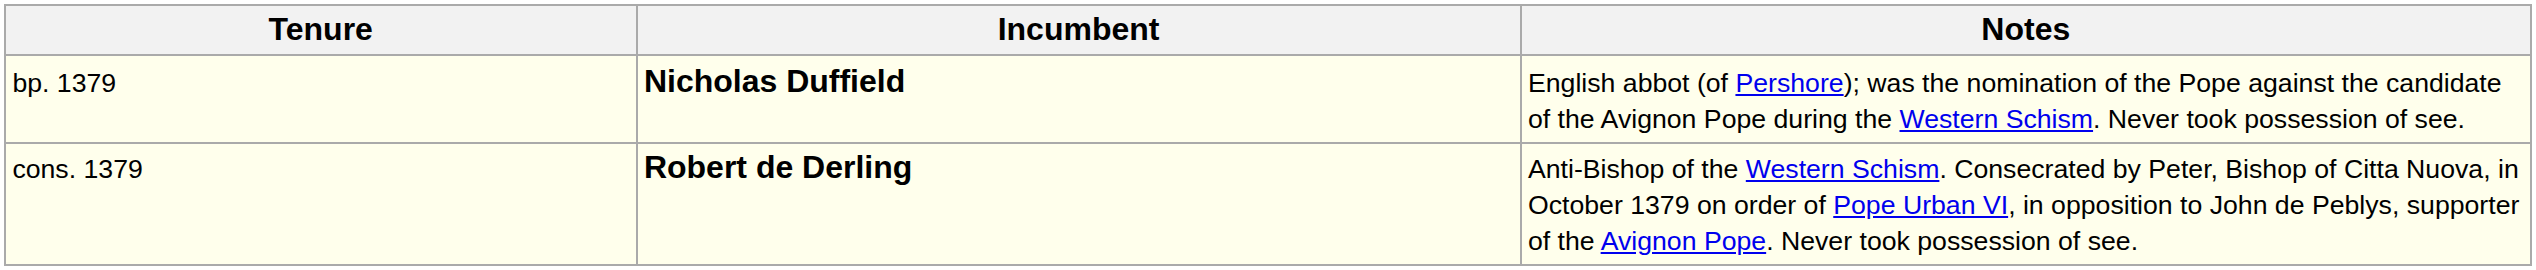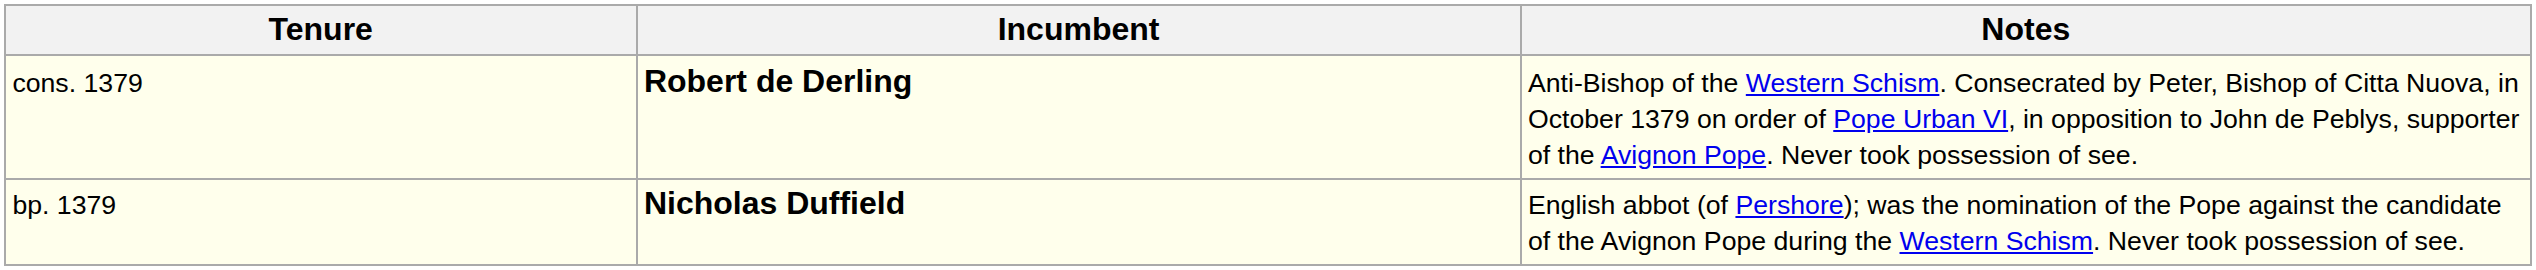rows swapped: (78, 169) <-> (64, 82)
